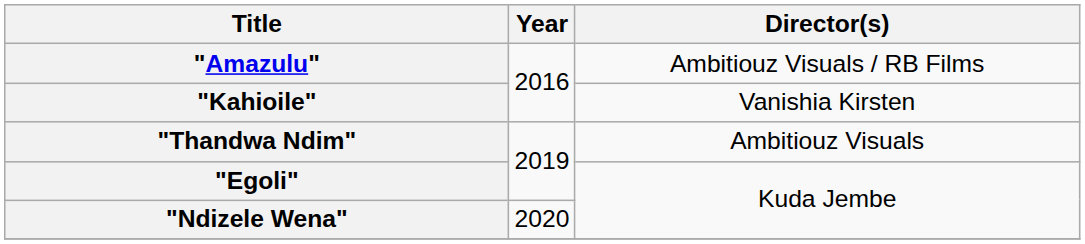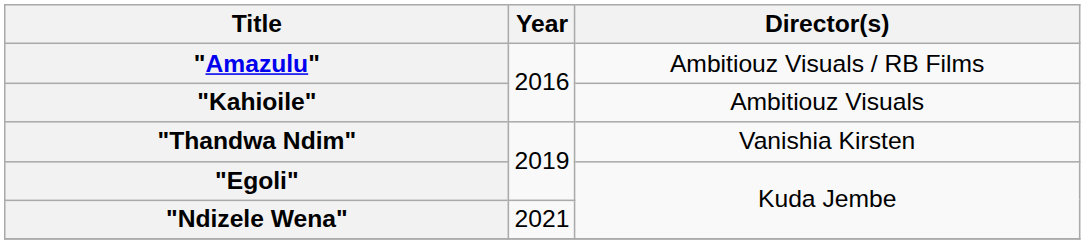(827, 102) Vanishia Kirsten -> (827, 102) Ambitiouz Visuals
(827, 141) Ambitiouz Visuals -> (827, 141) Vanishia Kirsten
(542, 219) 2020 -> (542, 219) 2021
